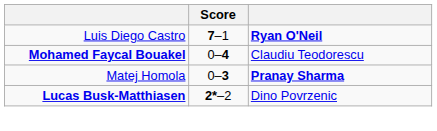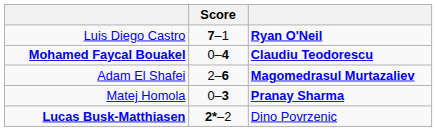(307, 55) normal -> (312, 55) bold
+ row: (141, 76)
